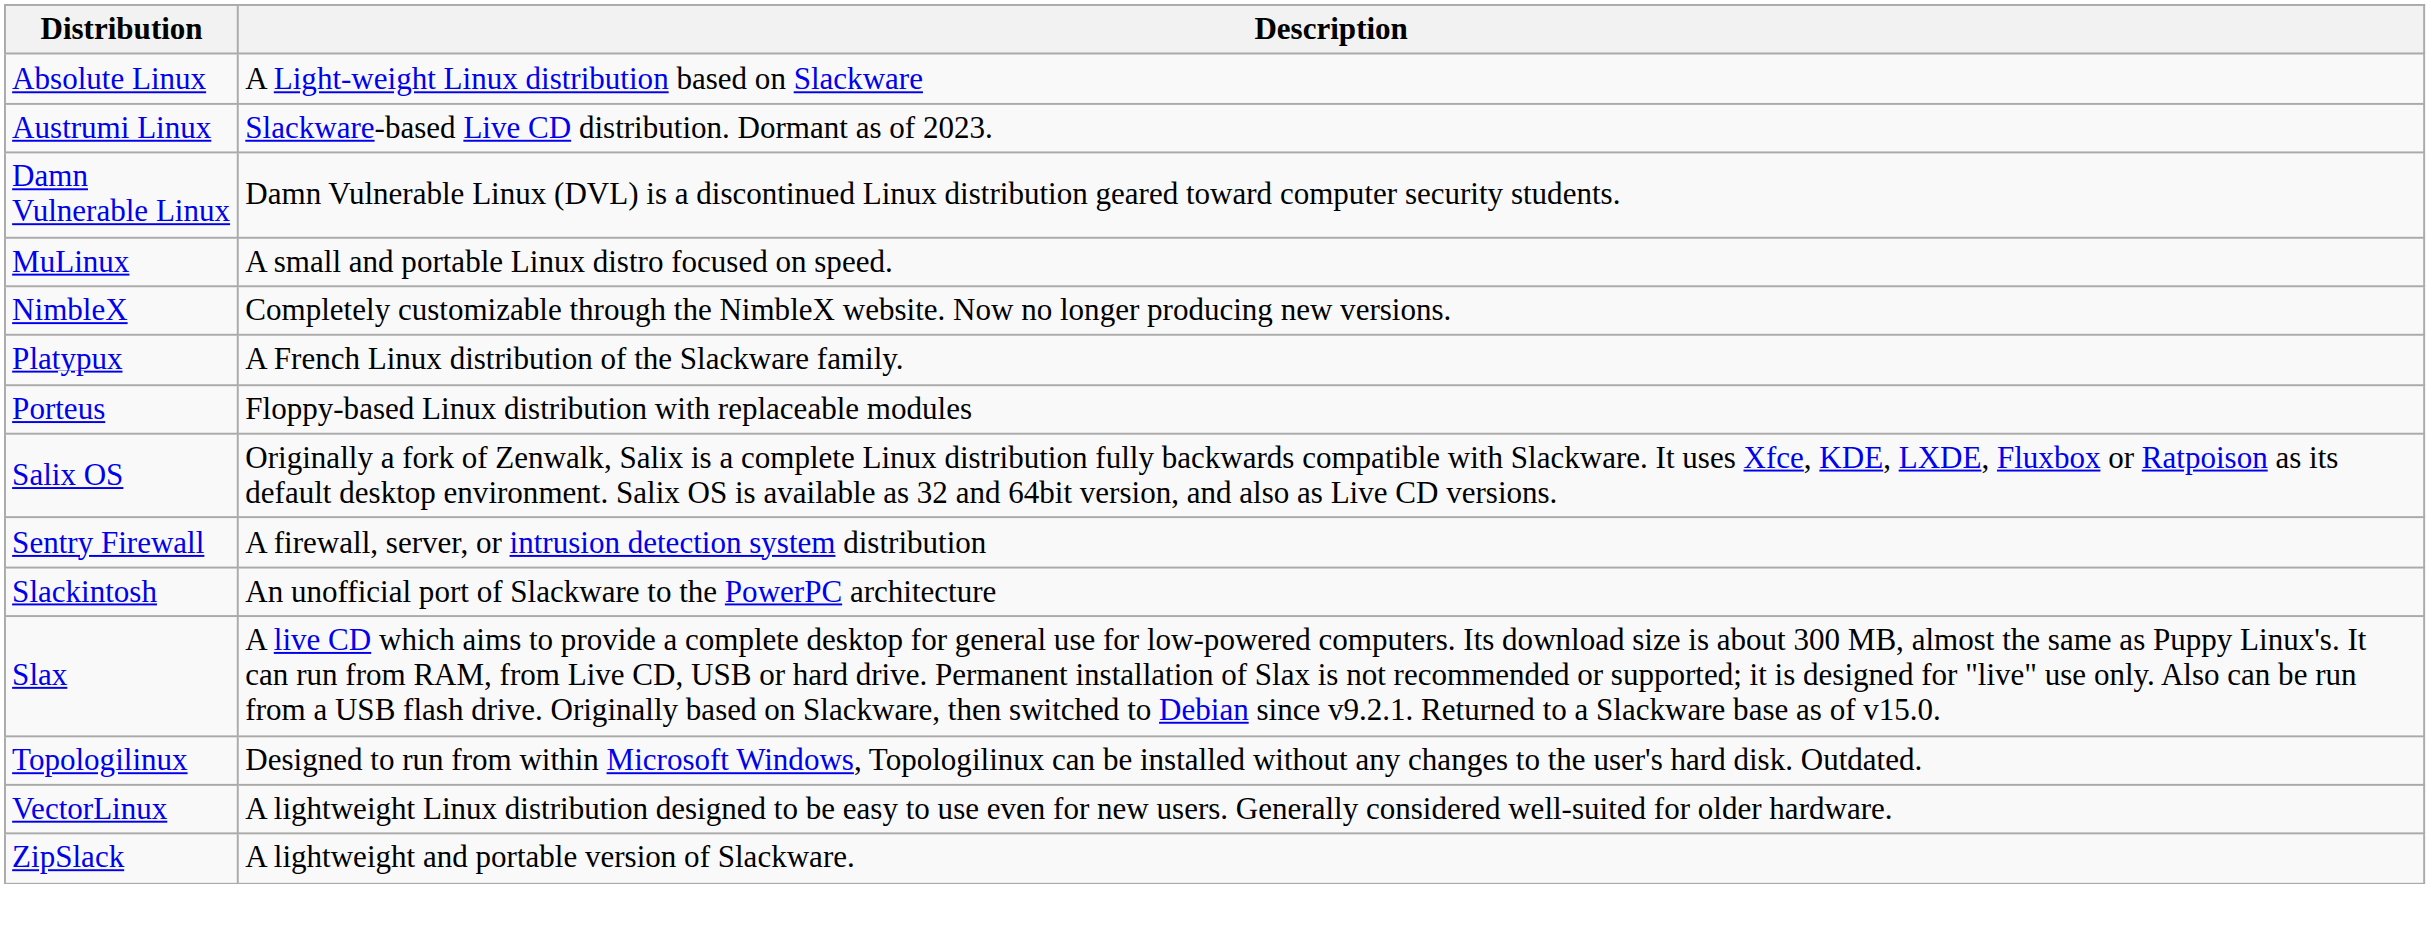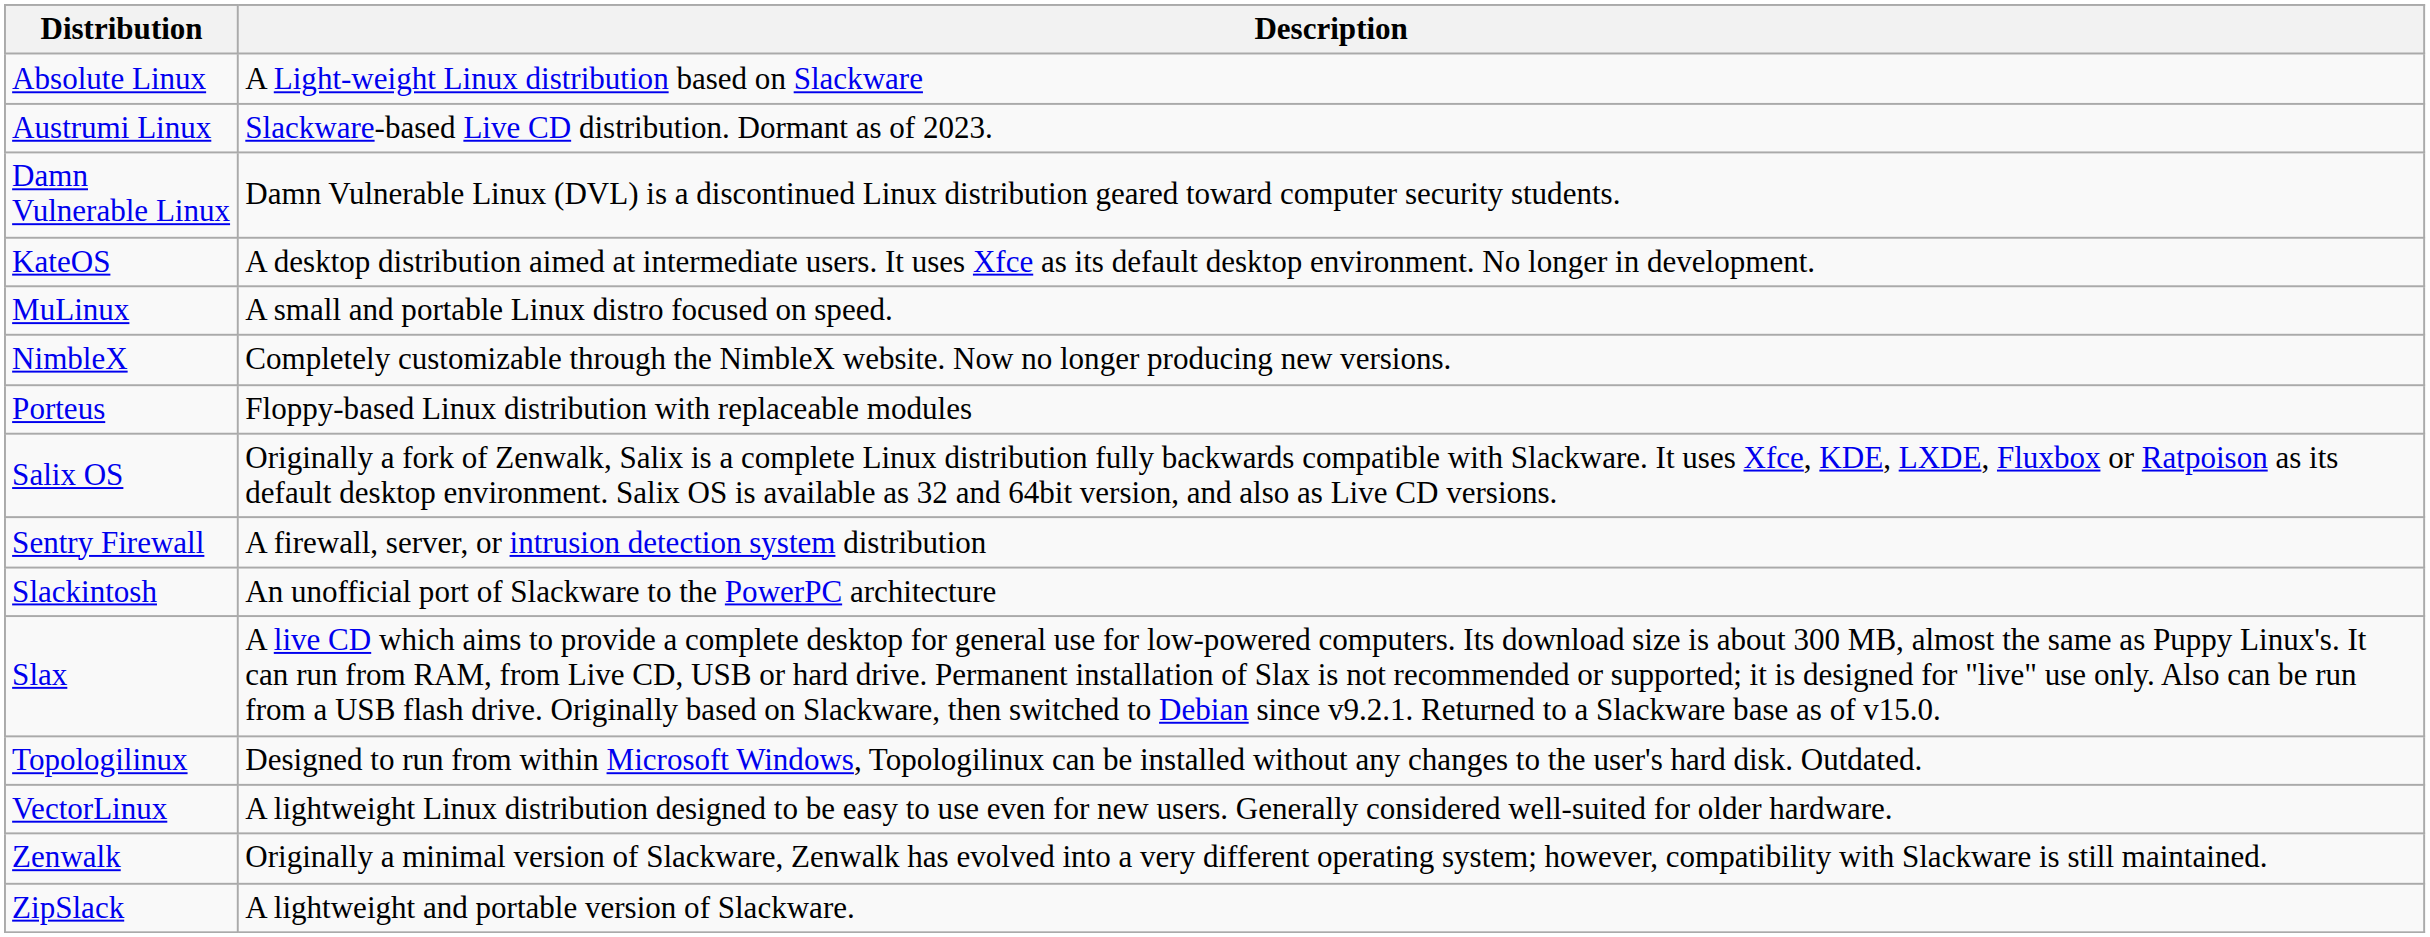+ row: (61, 260)
- row: (67, 359)
+ row: (66, 857)
